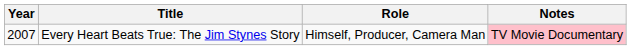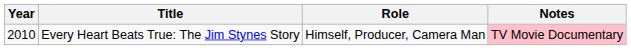(21, 34) 2007 -> (21, 34) 2010
